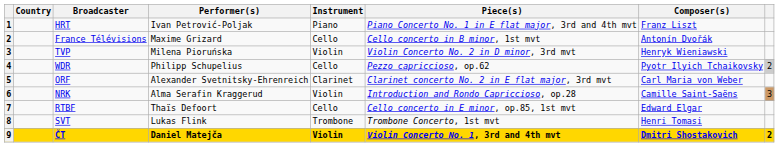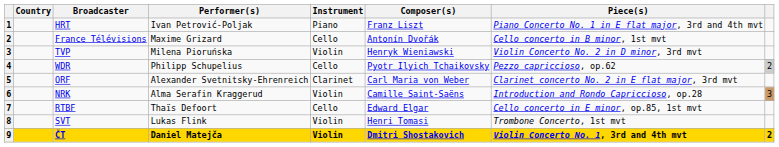columns swapped: (502, 11) <-> (702, 11)
(333, 121) Trombone -> (328, 121) Violin
